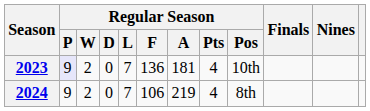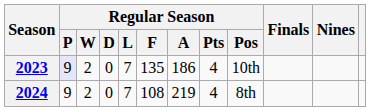(152, 67) 136 -> (152, 67) 135
(184, 67) 181 -> (184, 67) 186
(152, 93) 106 -> (152, 93) 108
